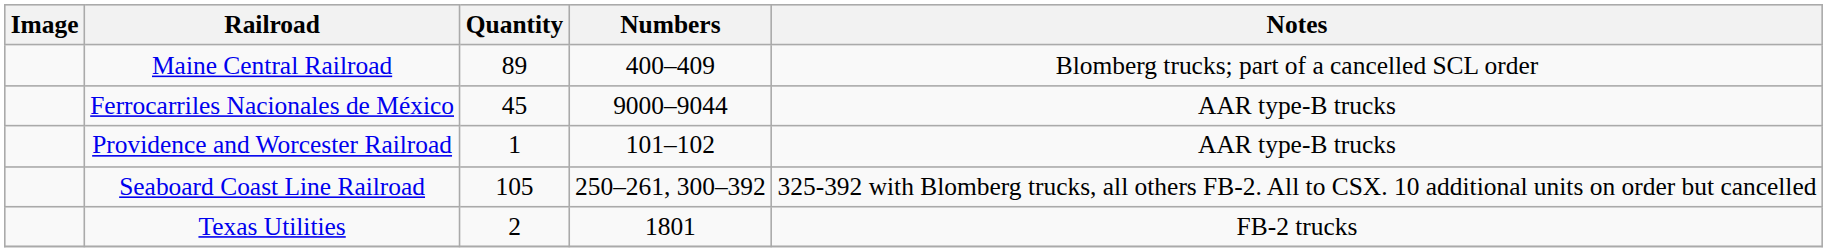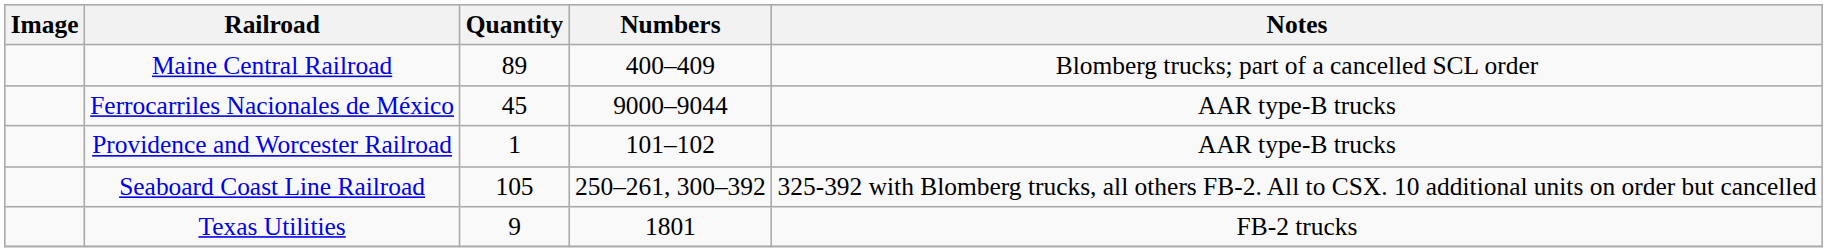(514, 226) 2 -> (514, 226) 9
